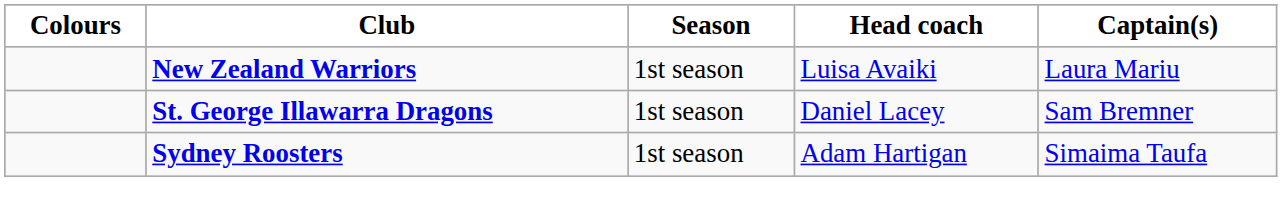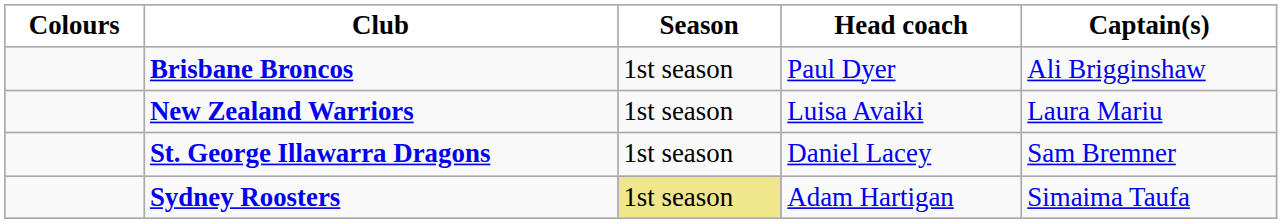+ row: (252, 68)
(689, 153) no background -> (678, 196) khaki background
